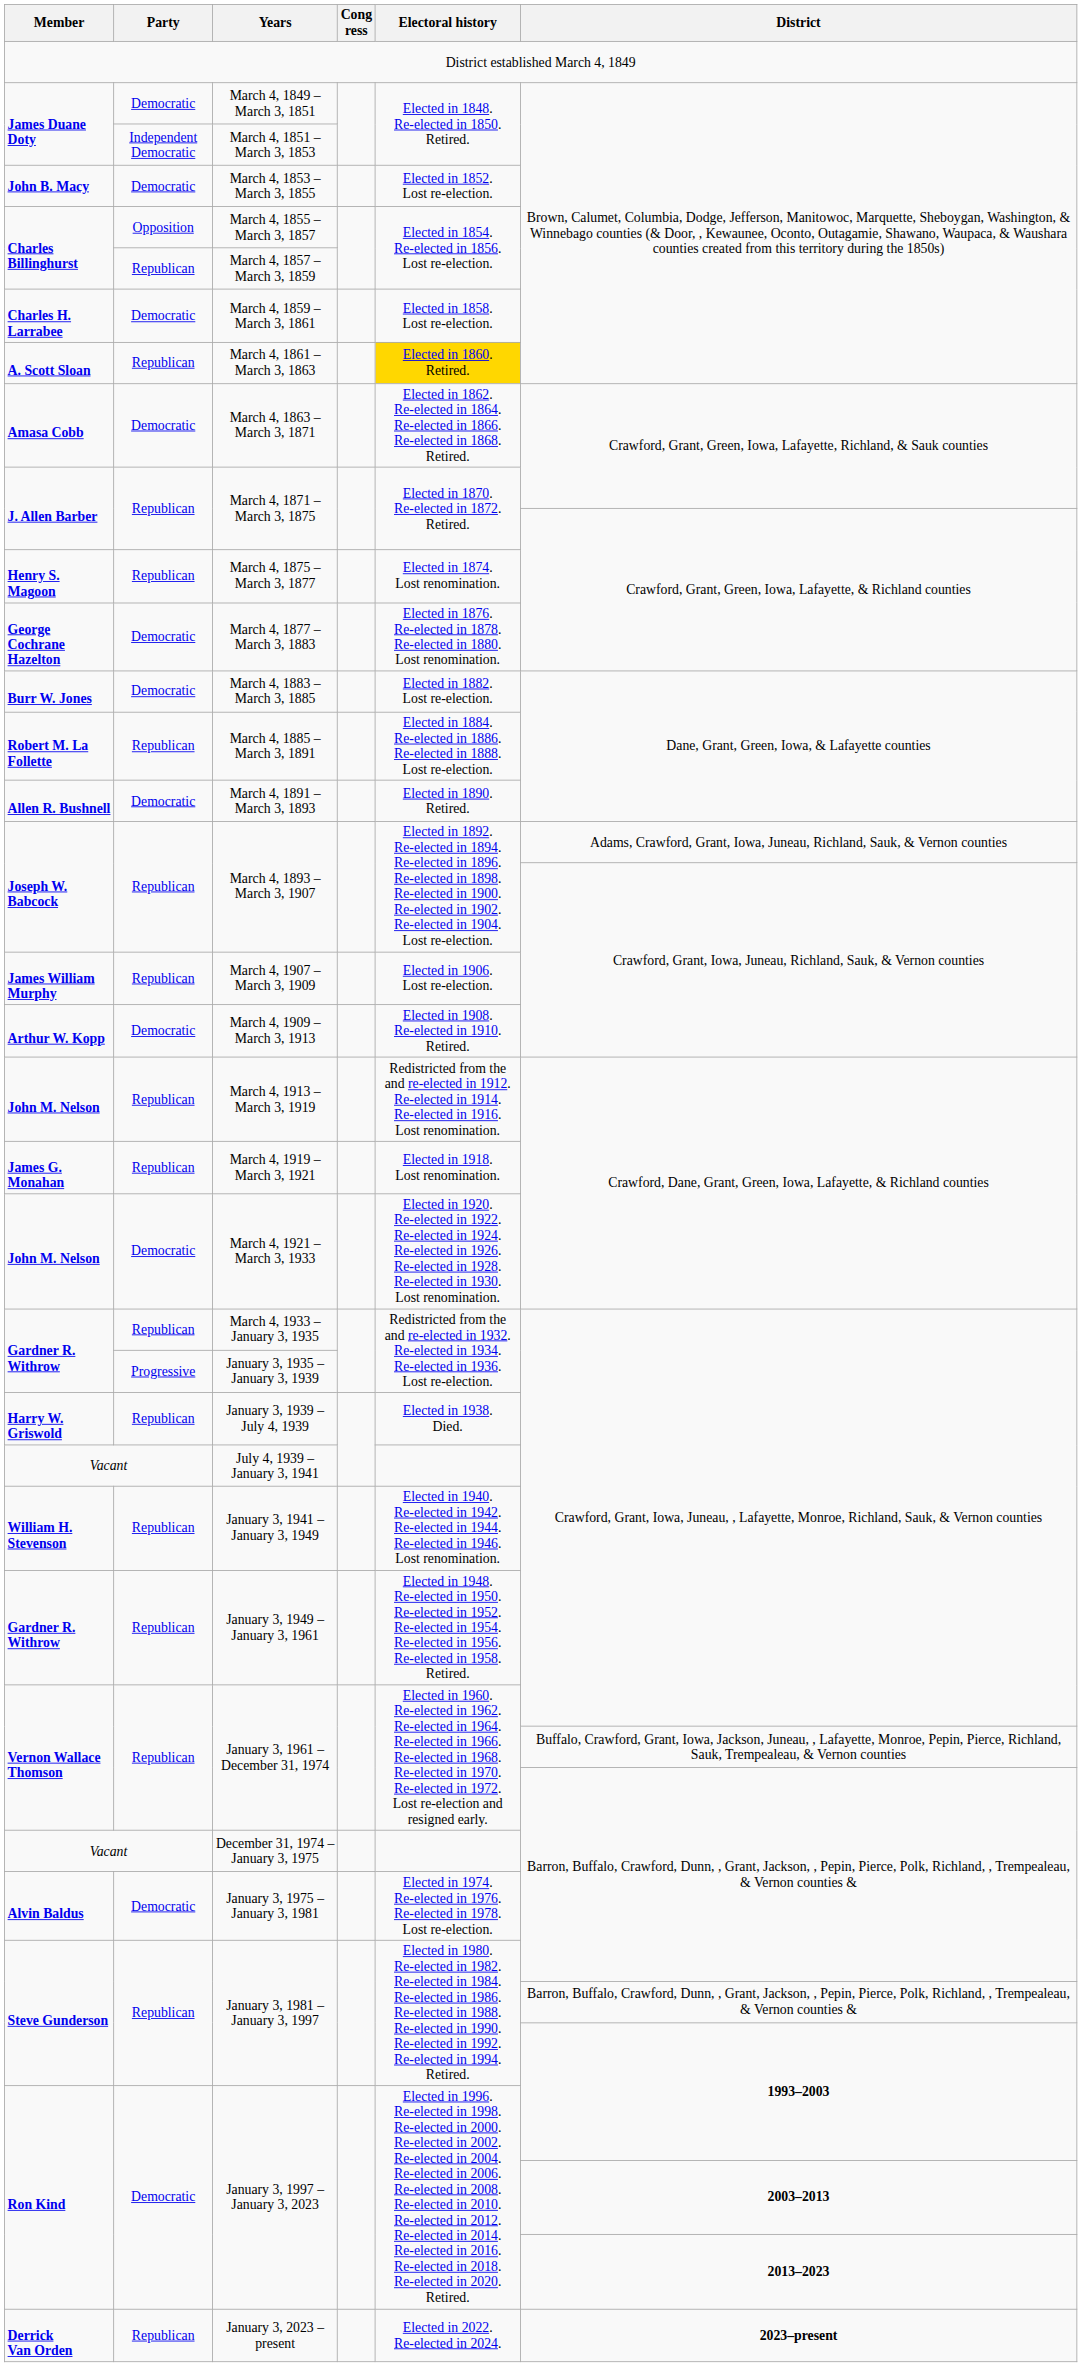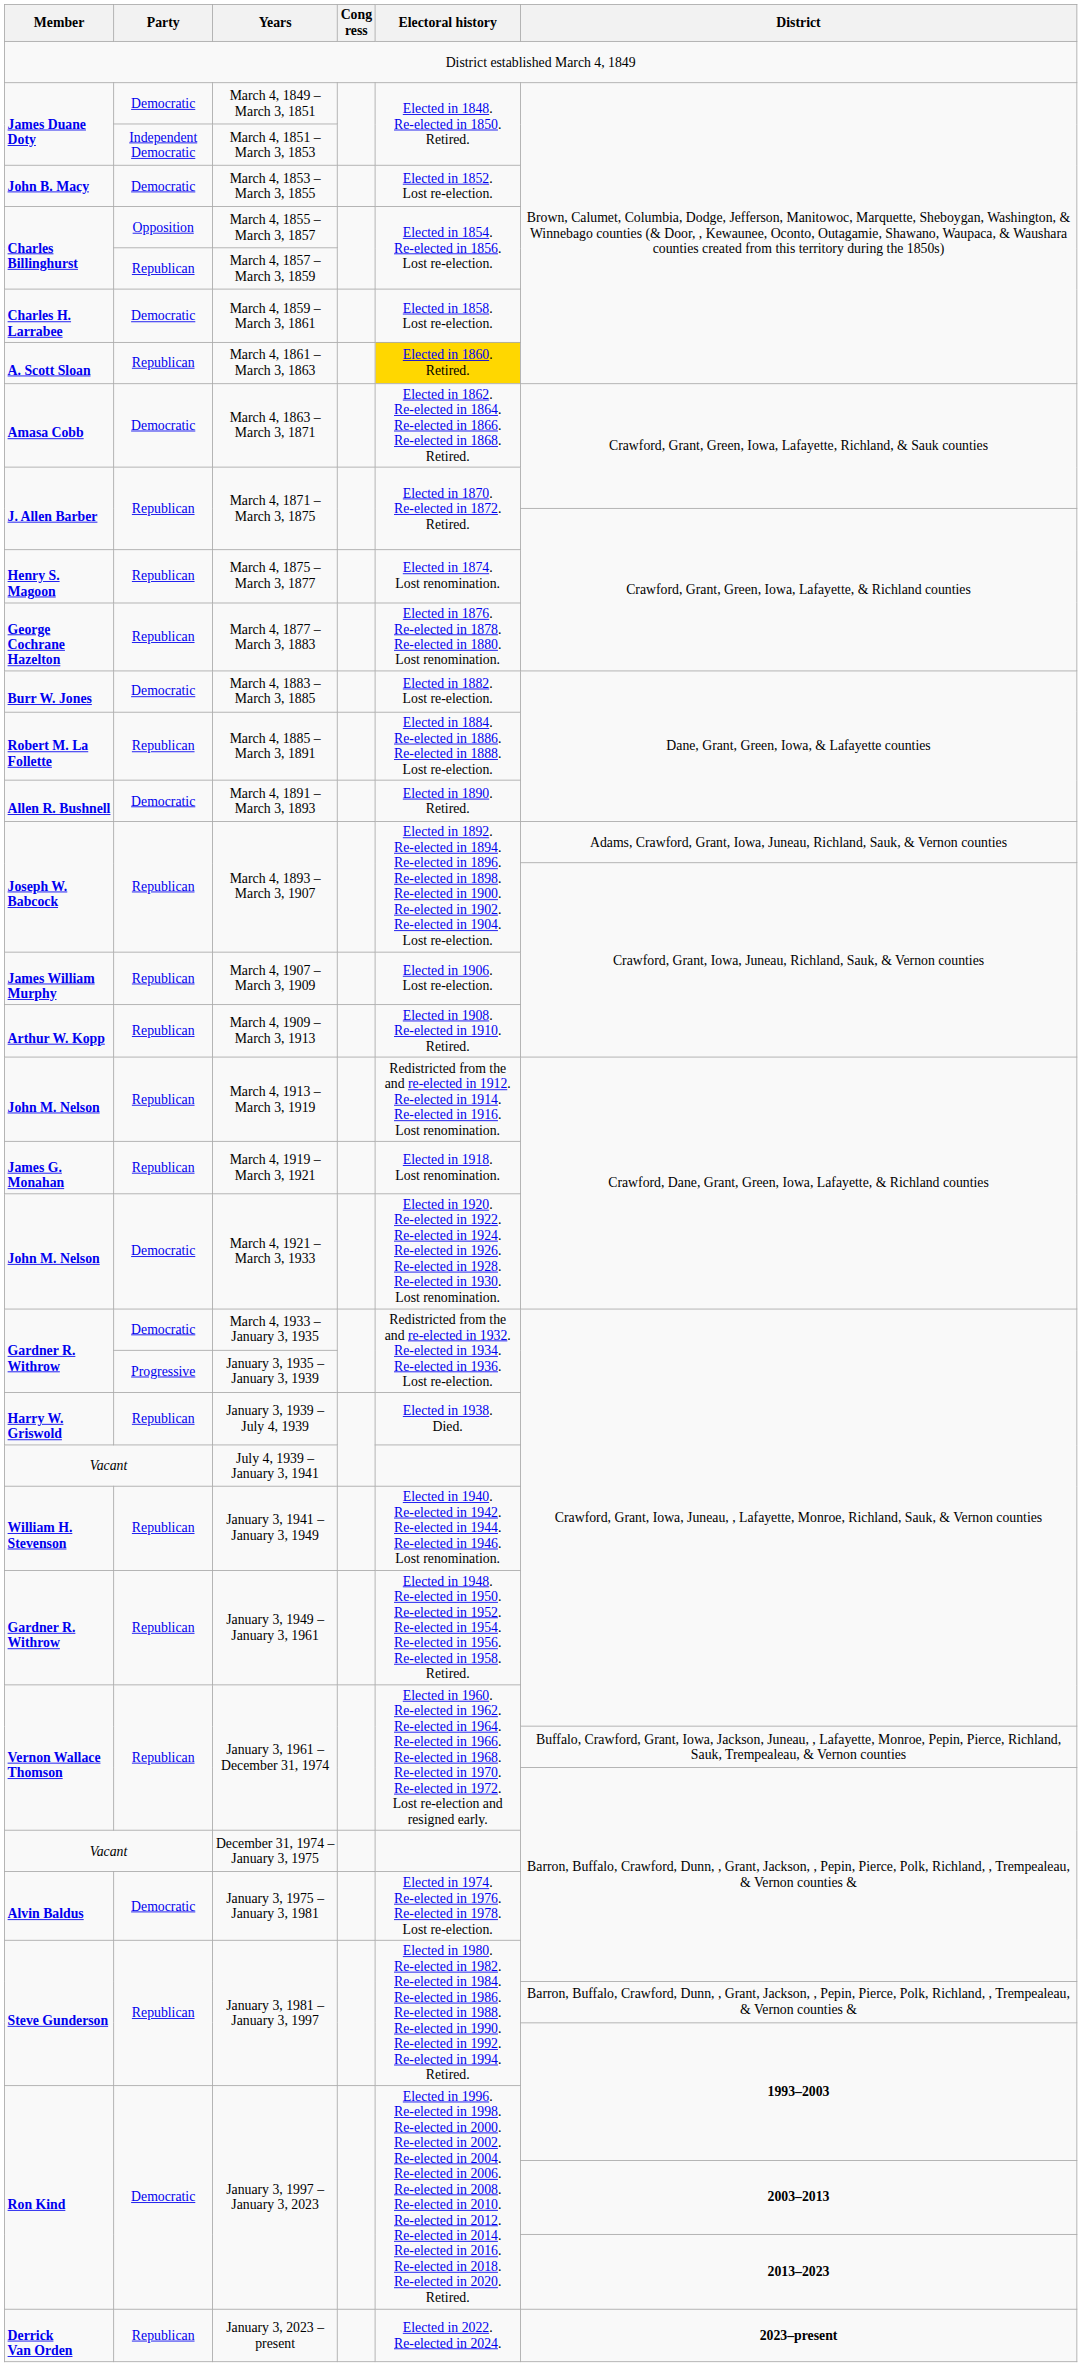(163, 636) Democratic -> (163, 636) Republican
(163, 1031) Democratic -> (163, 1031) Republican
(163, 1329) Republican -> (163, 1329) Democratic
